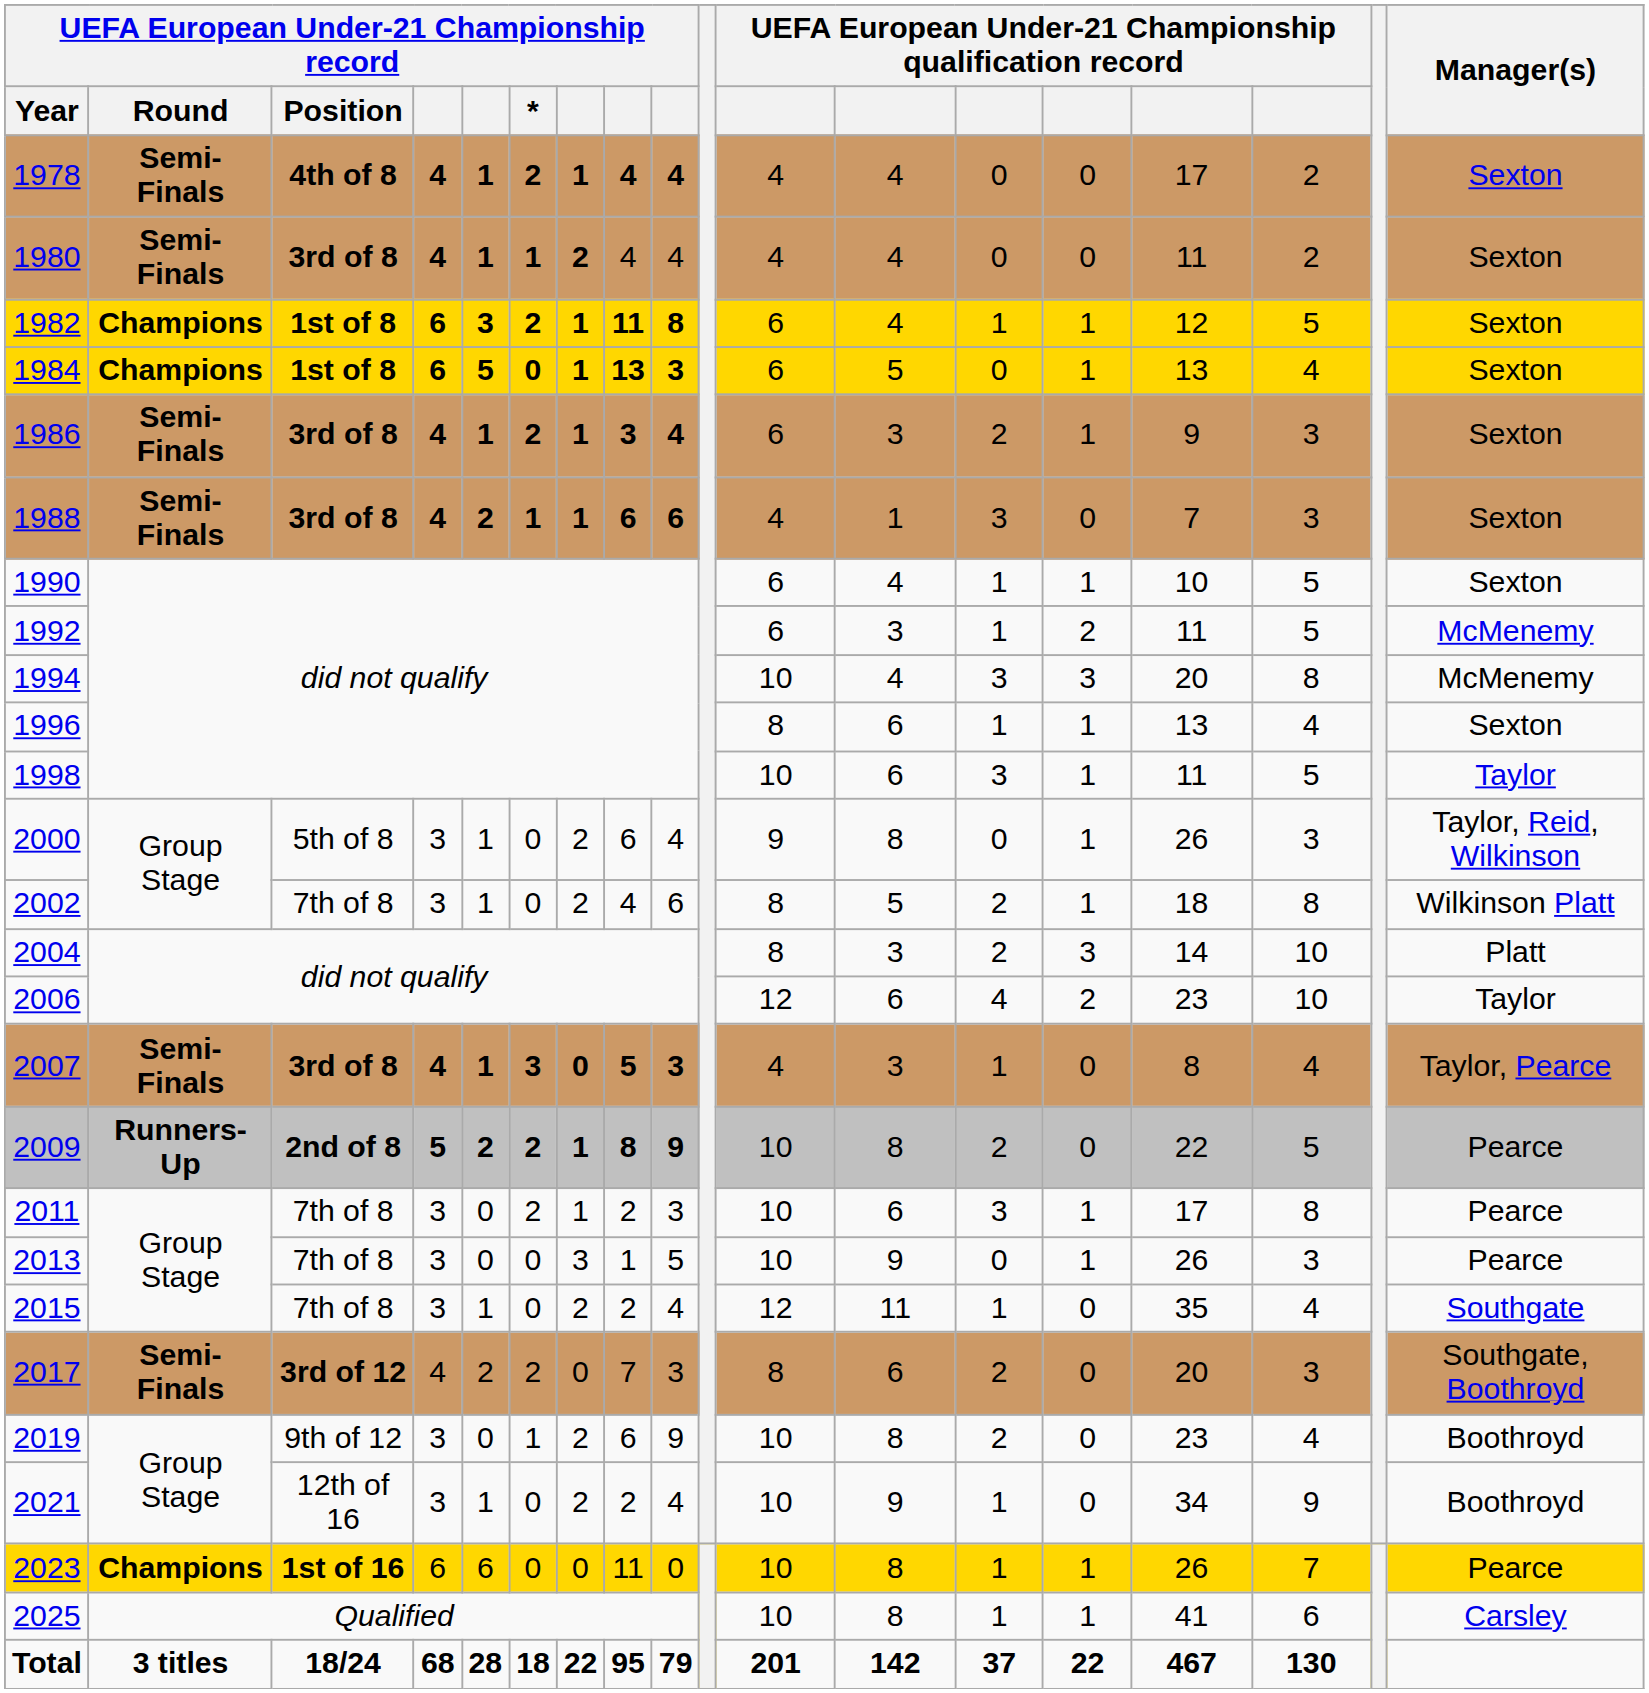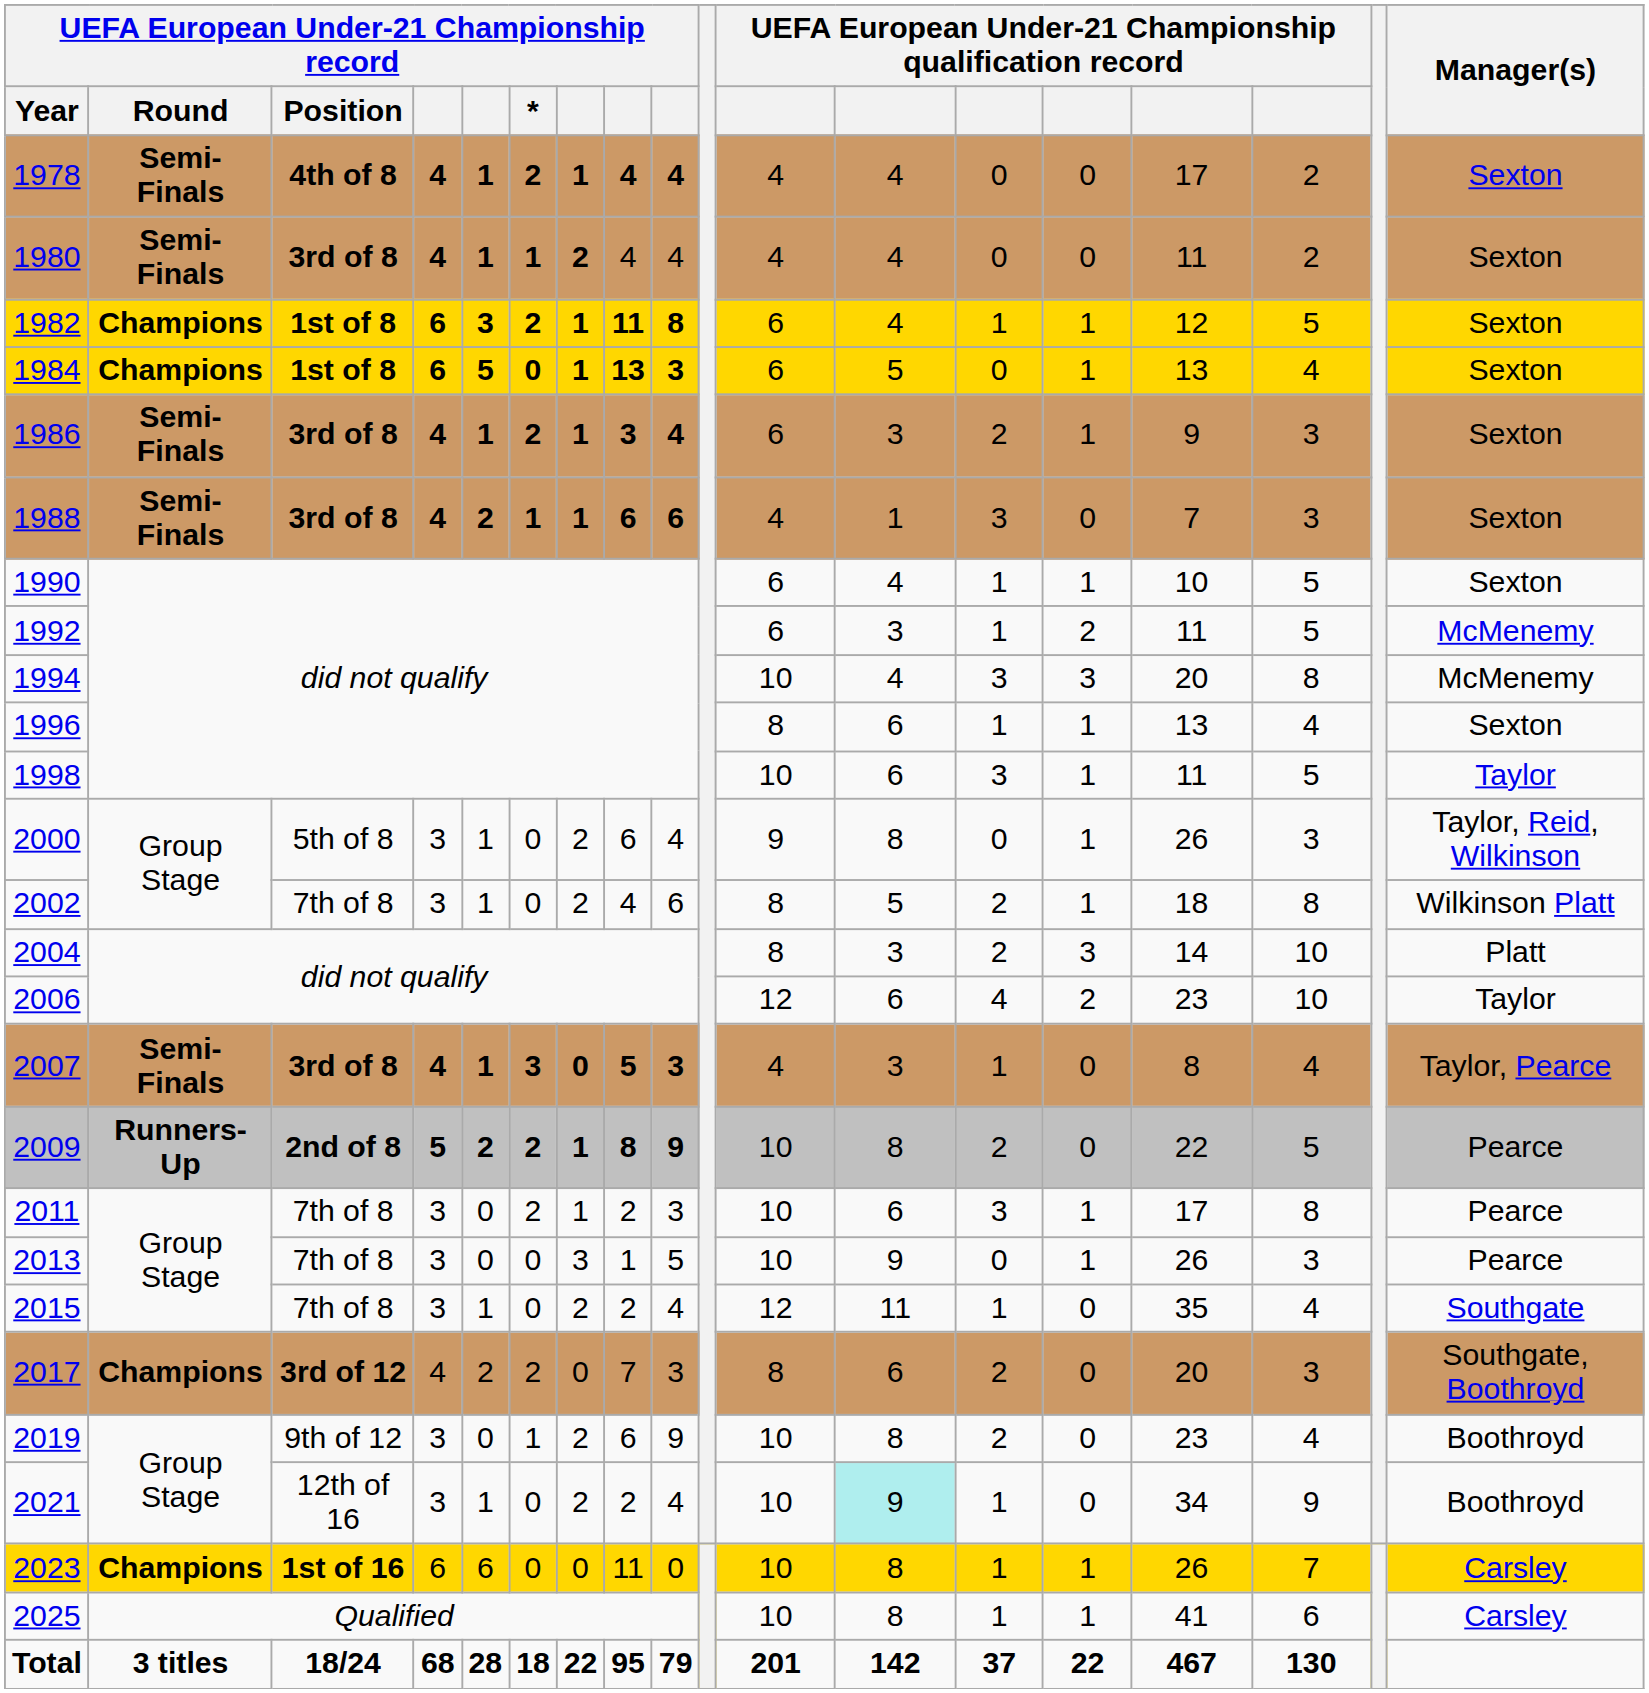(181, 1372) Semi-Finals -> (181, 1372) Champions
(895, 1502) no background -> (895, 1502) paleturquoise background
(1515, 1567) Pearce -> (1515, 1567) Carsley
